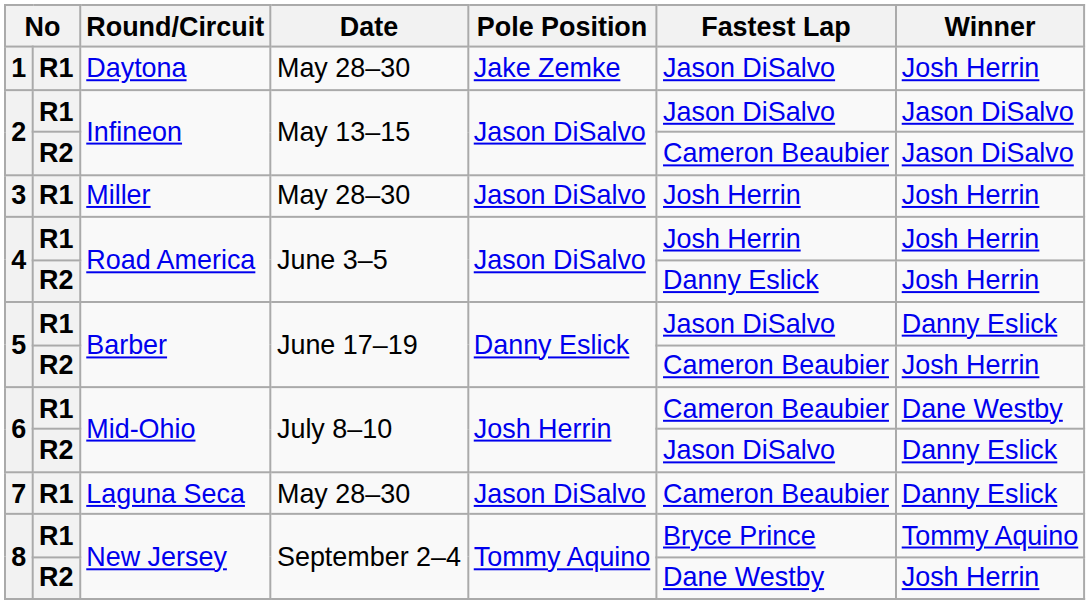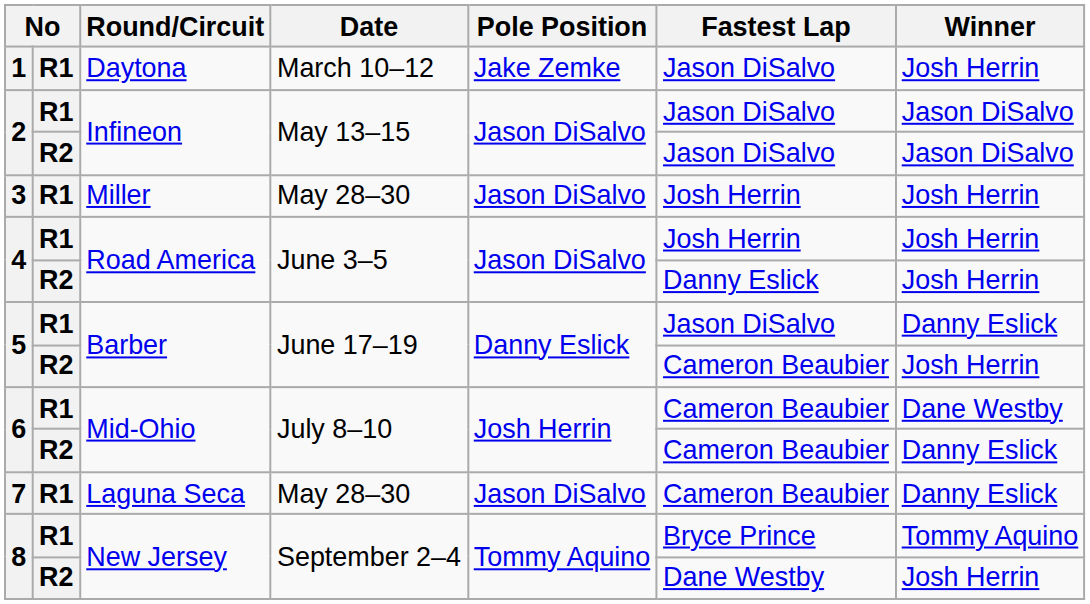(344, 68) May 28–30 -> (356, 68) March 10–12
(776, 153) Cameron Beaubier -> (749, 153) Jason DiSalvo
(749, 450) Jason DiSalvo -> (776, 450) Cameron Beaubier
